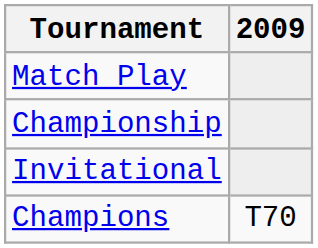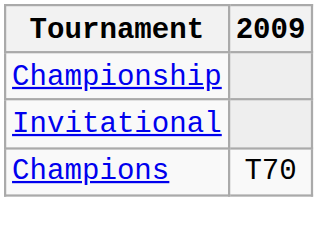- row: (99, 76)
